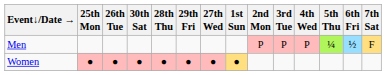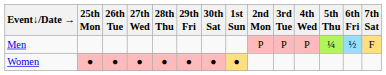columns swapped: (213, 20) <-> (139, 20)
